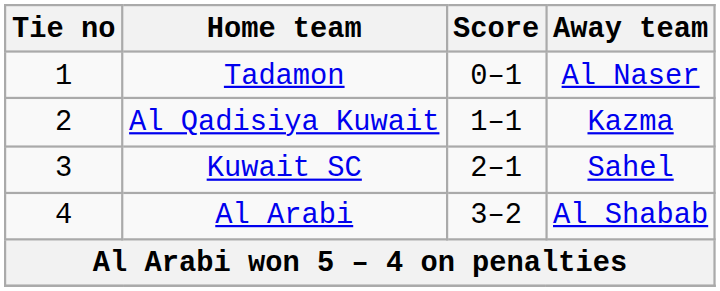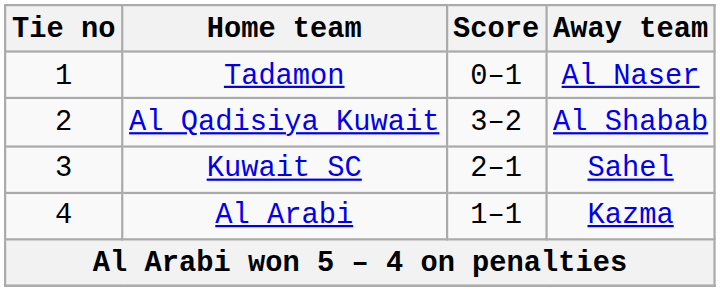(496, 122) 1–1 -> (496, 122) 3–2
(631, 122) Kazma -> (631, 122) Al Shabab
(496, 216) 3–2 -> (496, 216) 1–1
(631, 216) Al Shabab -> (631, 216) Kazma
